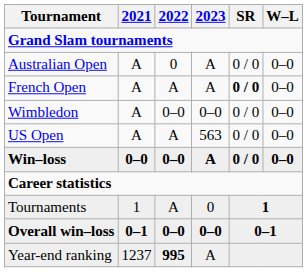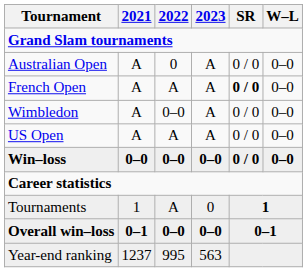(210, 111) 0–0 -> (210, 111) A
(210, 135) 563 -> (210, 135) A
(210, 159) A -> (210, 159) 0–0
(173, 254) bold -> (173, 254) normal
(210, 254) A -> (210, 254) 563
